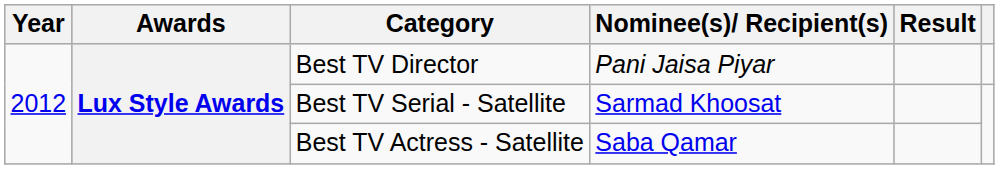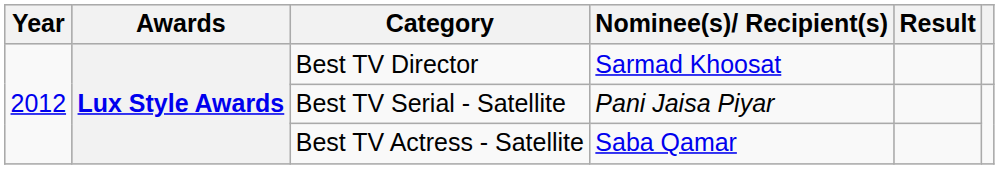(685, 63) Pani Jaisa Piyar -> (688, 63) Sarmad Khoosat
(688, 103) Sarmad Khoosat -> (685, 103) Pani Jaisa Piyar
